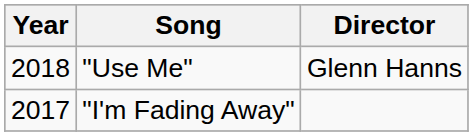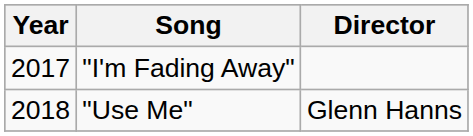rows swapped: (188, 109) <-> (137, 67)
